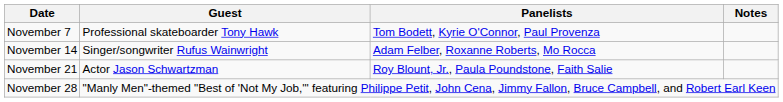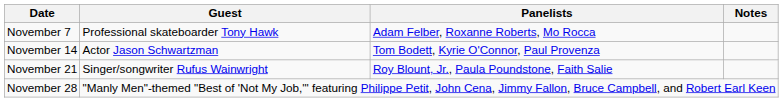(486, 32) Tom Bodett, Kyrie O'Connor, Paul Provenza -> (484, 32) Adam Felber, Roxanne Roberts, Mo Rocca
(175, 50) Singer/songwriter Rufus Wainwright -> (150, 50) Actor Jason Schwartzman
(484, 50) Adam Felber, Roxanne Roberts, Mo Rocca -> (486, 50) Tom Bodett, Kyrie O'Connor, Paul Provenza
(150, 69) Actor Jason Schwartzman -> (175, 69) Singer/songwriter Rufus Wainwright
